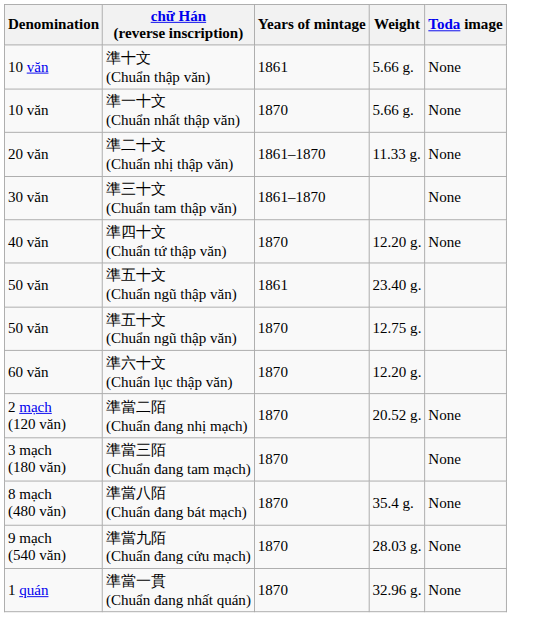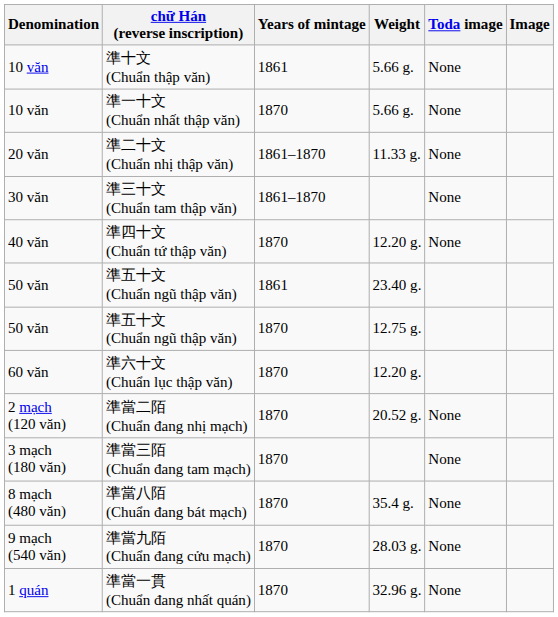+ column: (530, 24)
